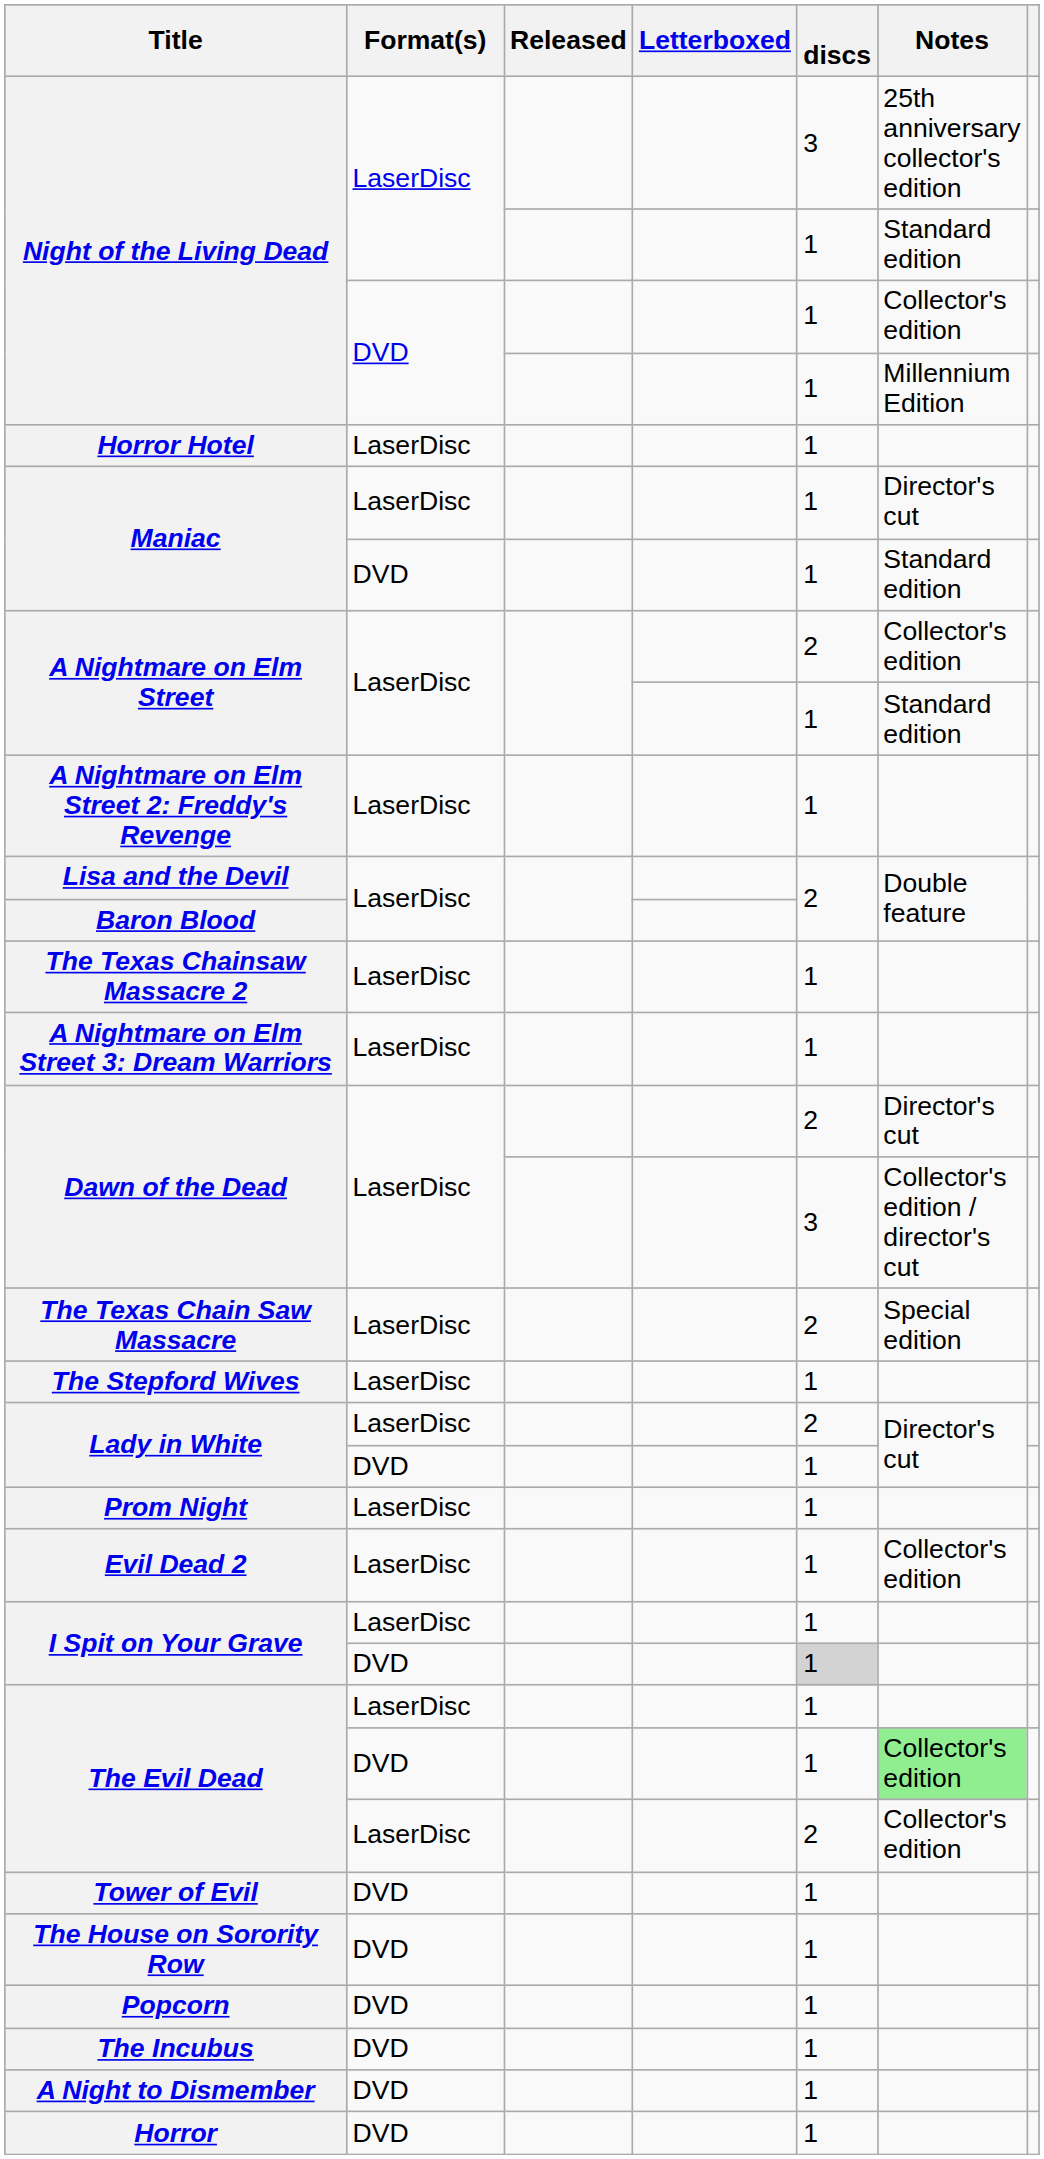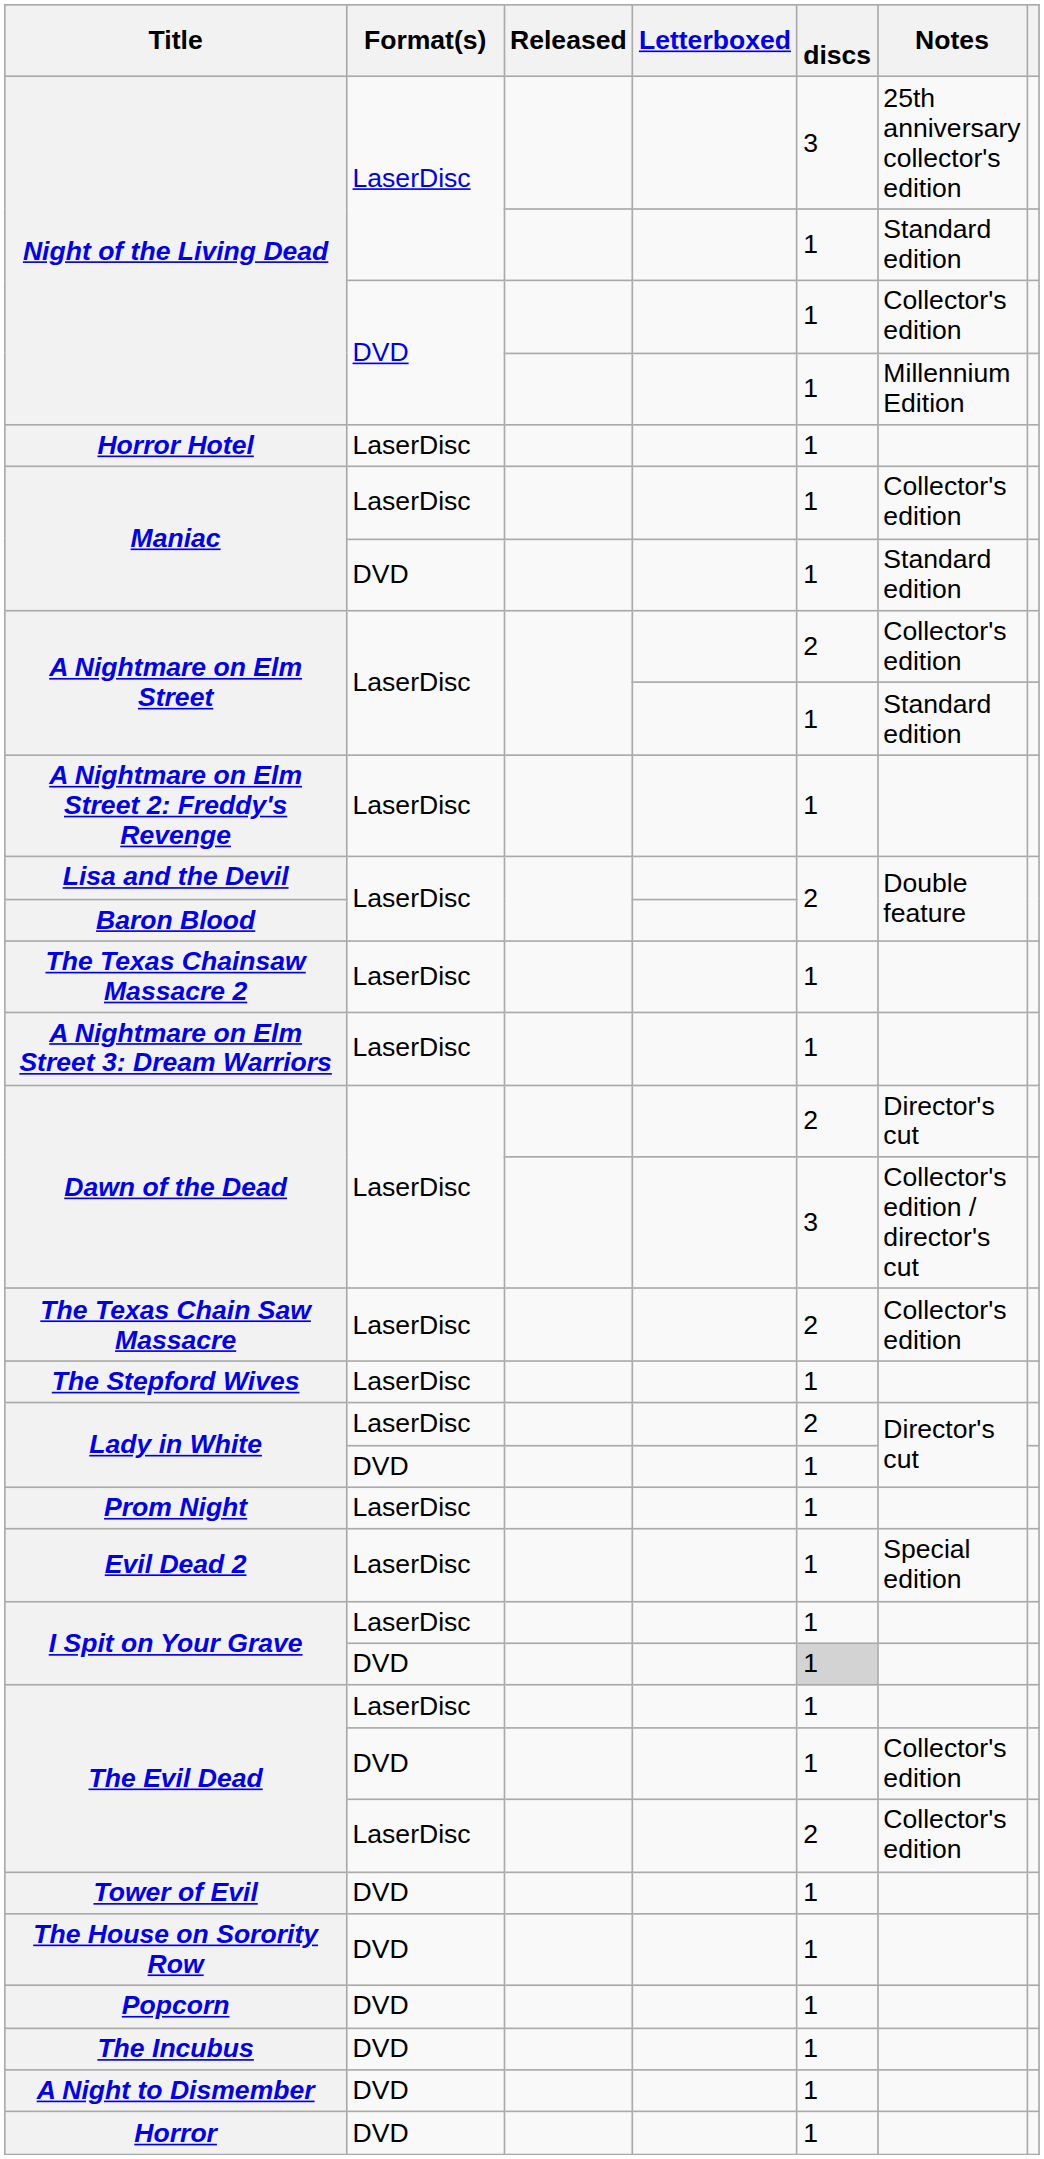(939, 502) Director's cut -> (945, 502) Collector's edition
(927, 1324) Special edition -> (945, 1324) Collector's edition
(945, 1564) Collector's edition -> (927, 1564) Special edition
(945, 1763) lightgreen background -> (945, 1763) no background
